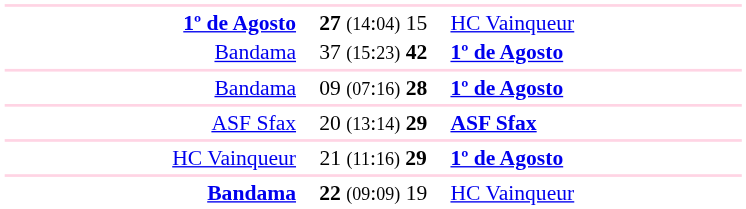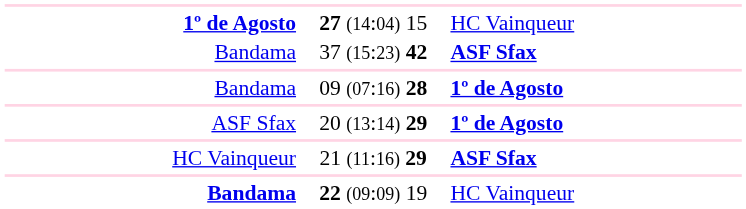(507, 52) 1º de Agosto -> (494, 52) ASF Sfax
(494, 122) ASF Sfax -> (507, 122) 1º de Agosto
(507, 157) 1º de Agosto -> (494, 157) ASF Sfax
